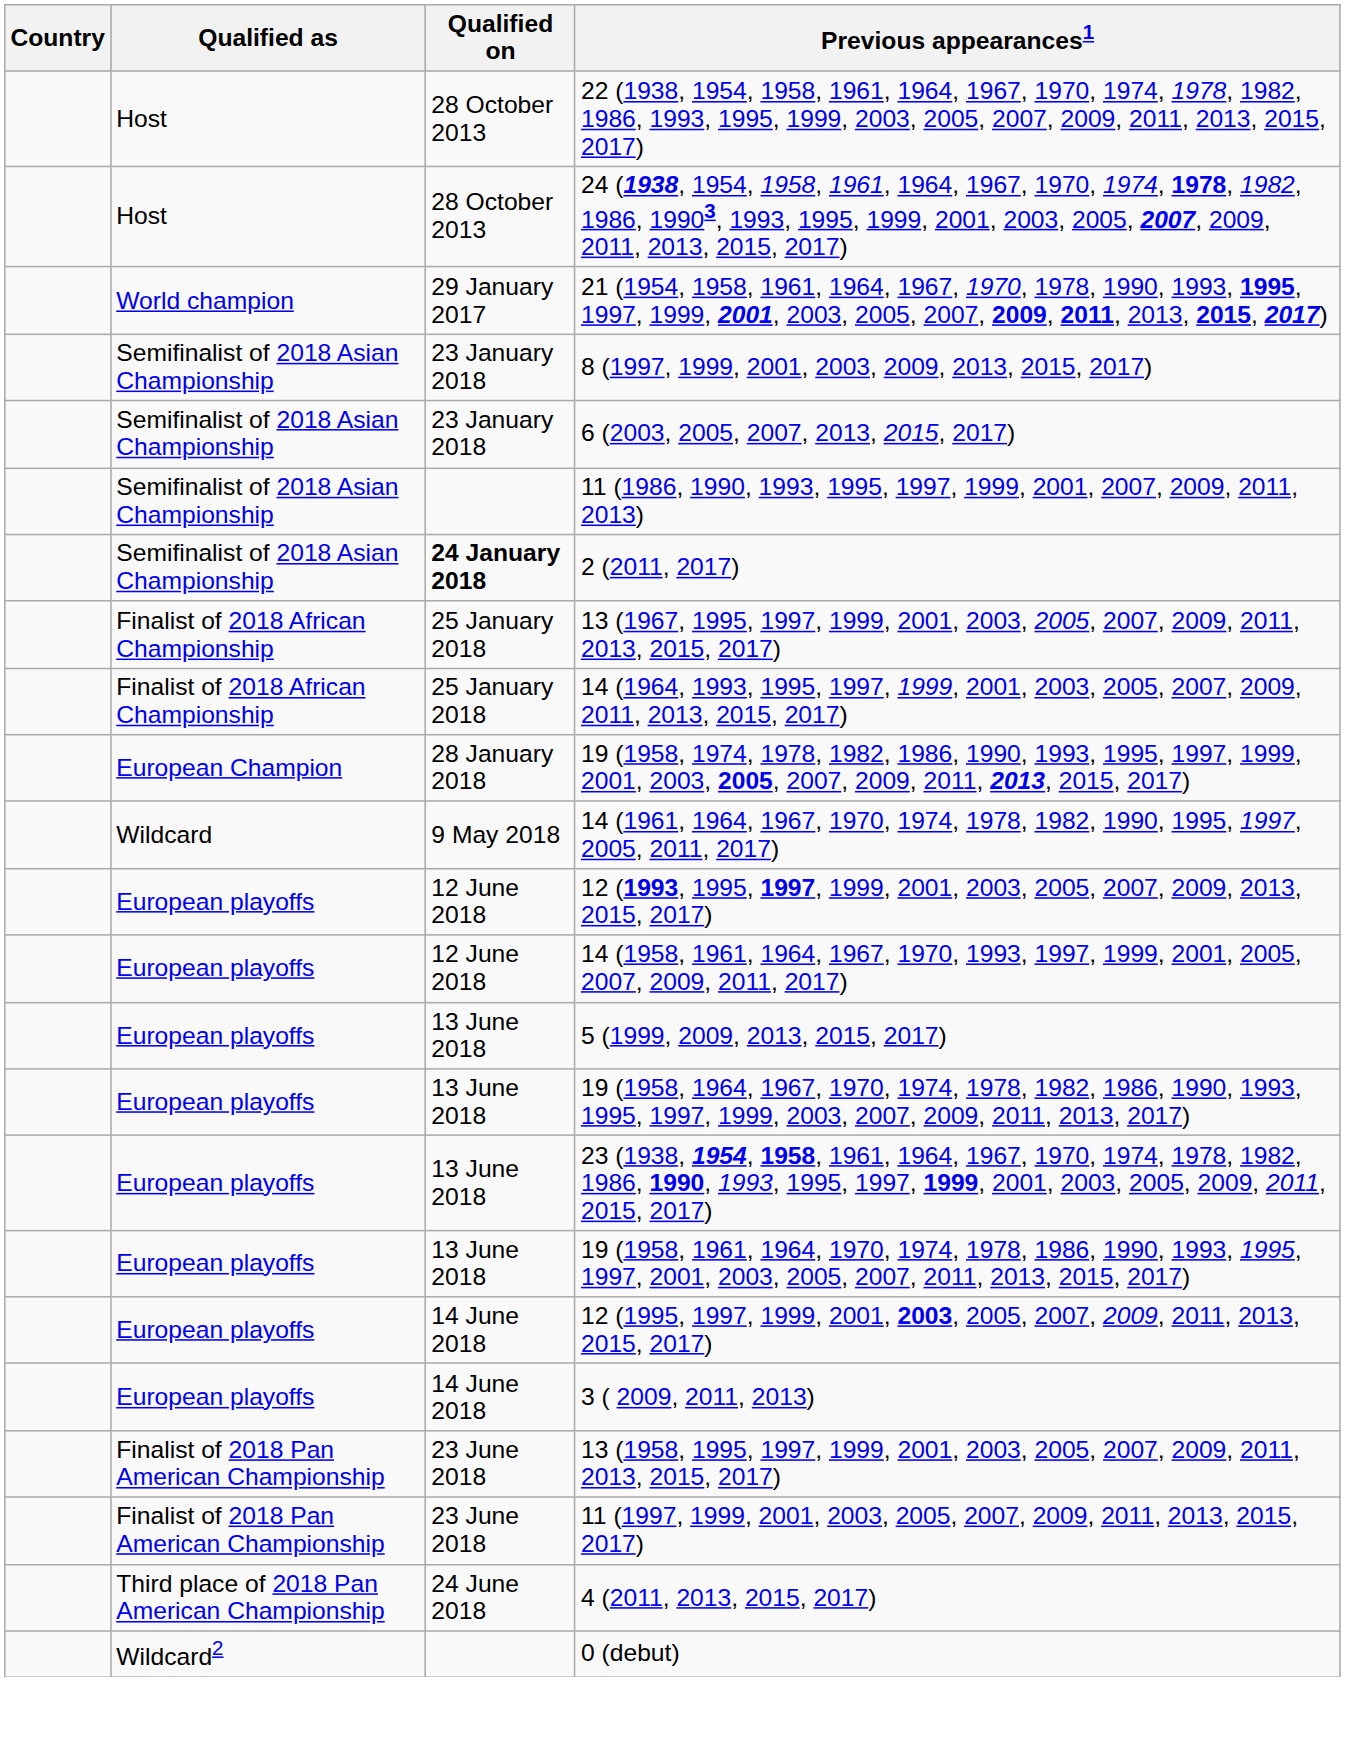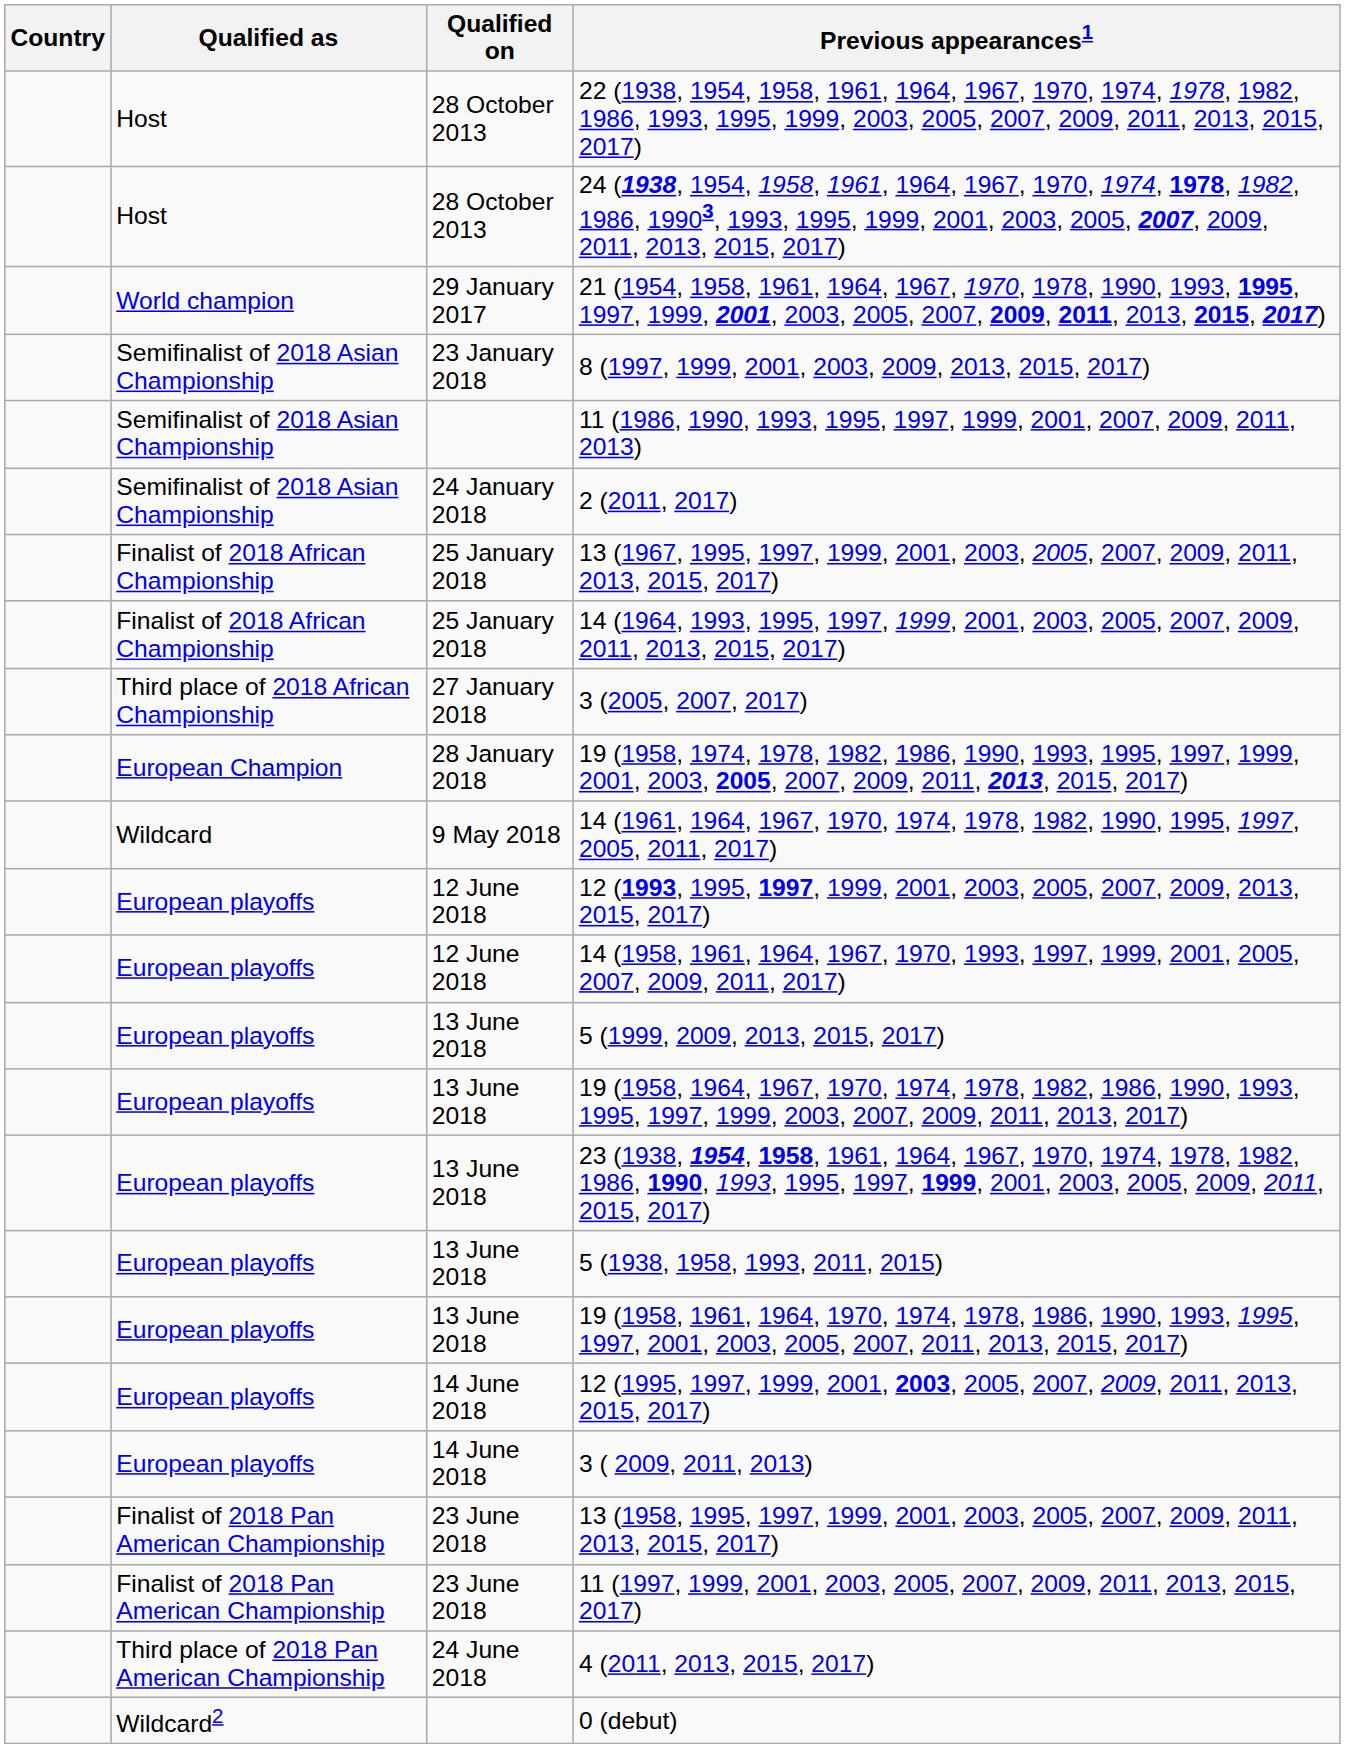- row: (798, 433)
(496, 567) bold -> (493, 500) normal
+ row: (693, 701)
+ row: (761, 1263)
